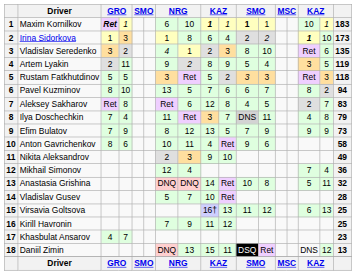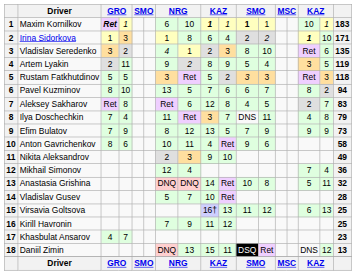(342, 37) 173 -> (342, 37) 171
(247, 117) lightgrey background -> (247, 117) no background
